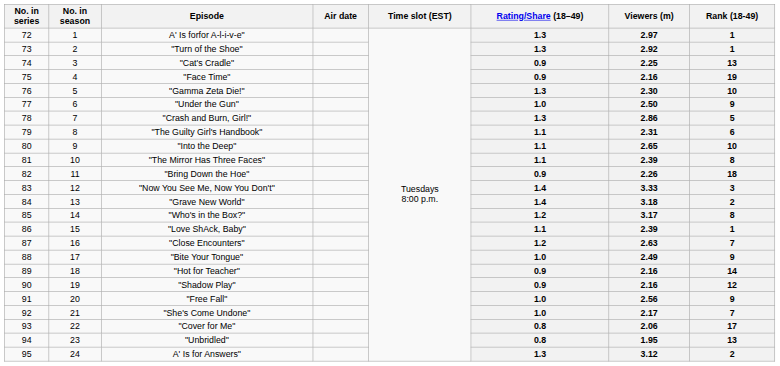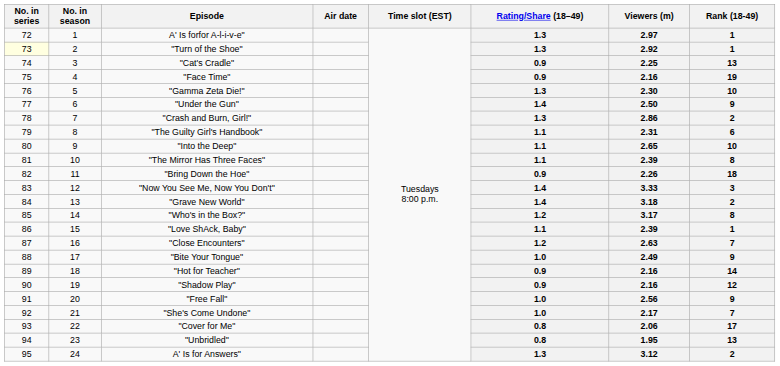(27, 49) no background -> (27, 49) lightyellow background
(540, 105) 1.0 -> (540, 105) 1.4
(732, 119) 5 -> (732, 119) 2
